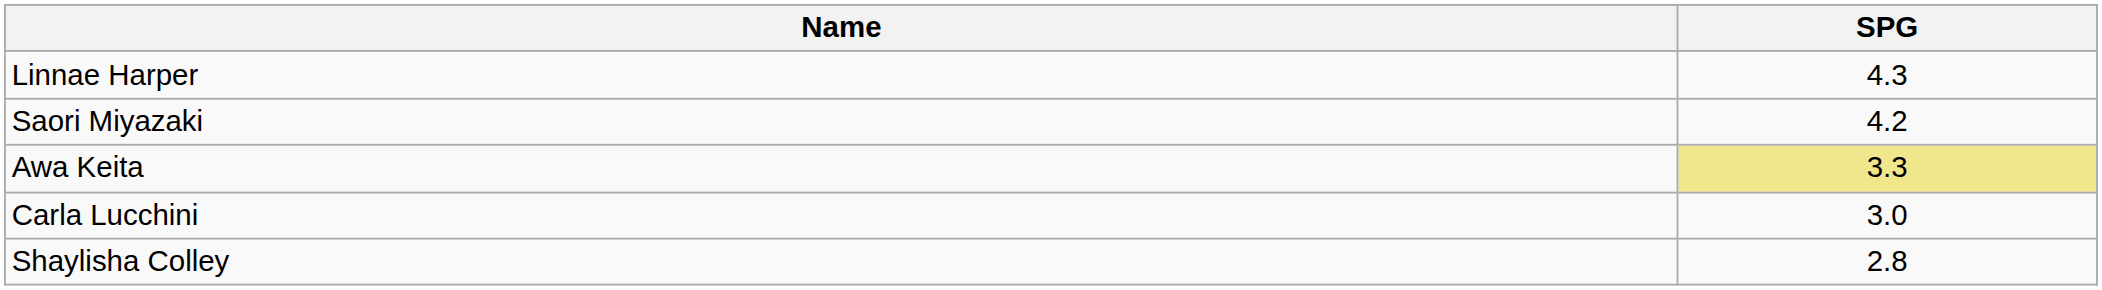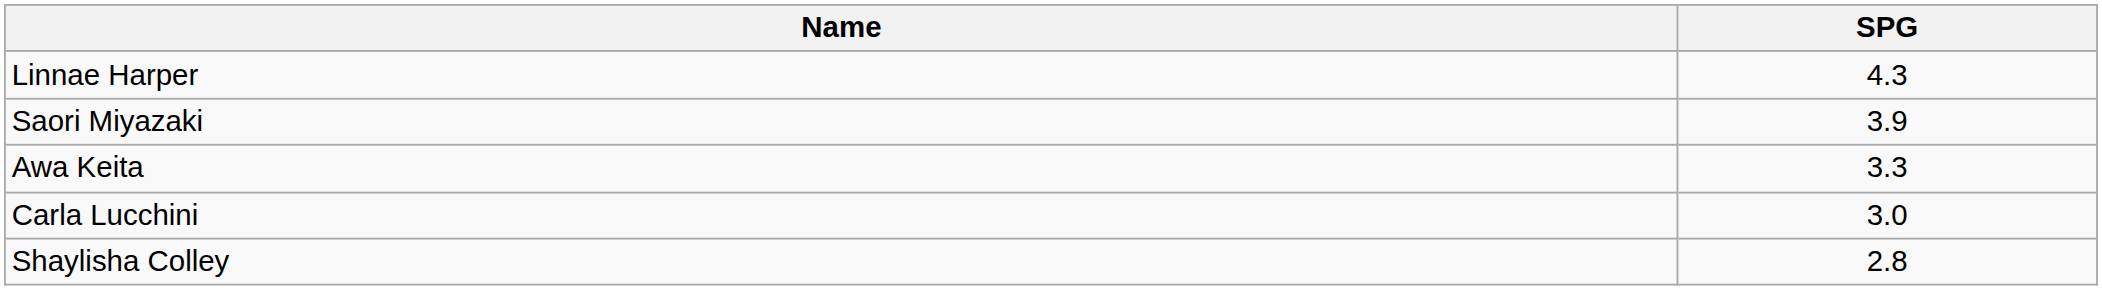(1887, 121) 4.2 -> (1887, 121) 3.9
(1887, 167) khaki background -> (1887, 167) no background
